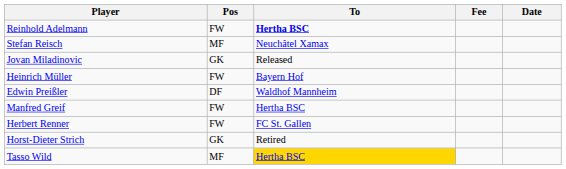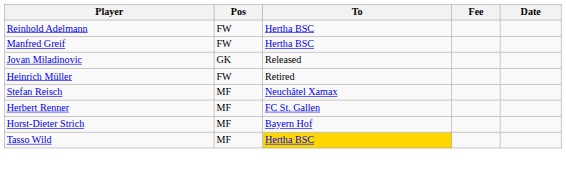(282, 28) bold -> (289, 28) normal
rows swapped: (36, 108) <-> (34, 44)
(280, 76) Bayern Hof -> (280, 76) Retired
- row: (37, 92)
(217, 124) FW -> (224, 108) MF
(216, 140) GK -> (224, 124) MF
(271, 140) Retired -> (289, 124) Bayern Hof
